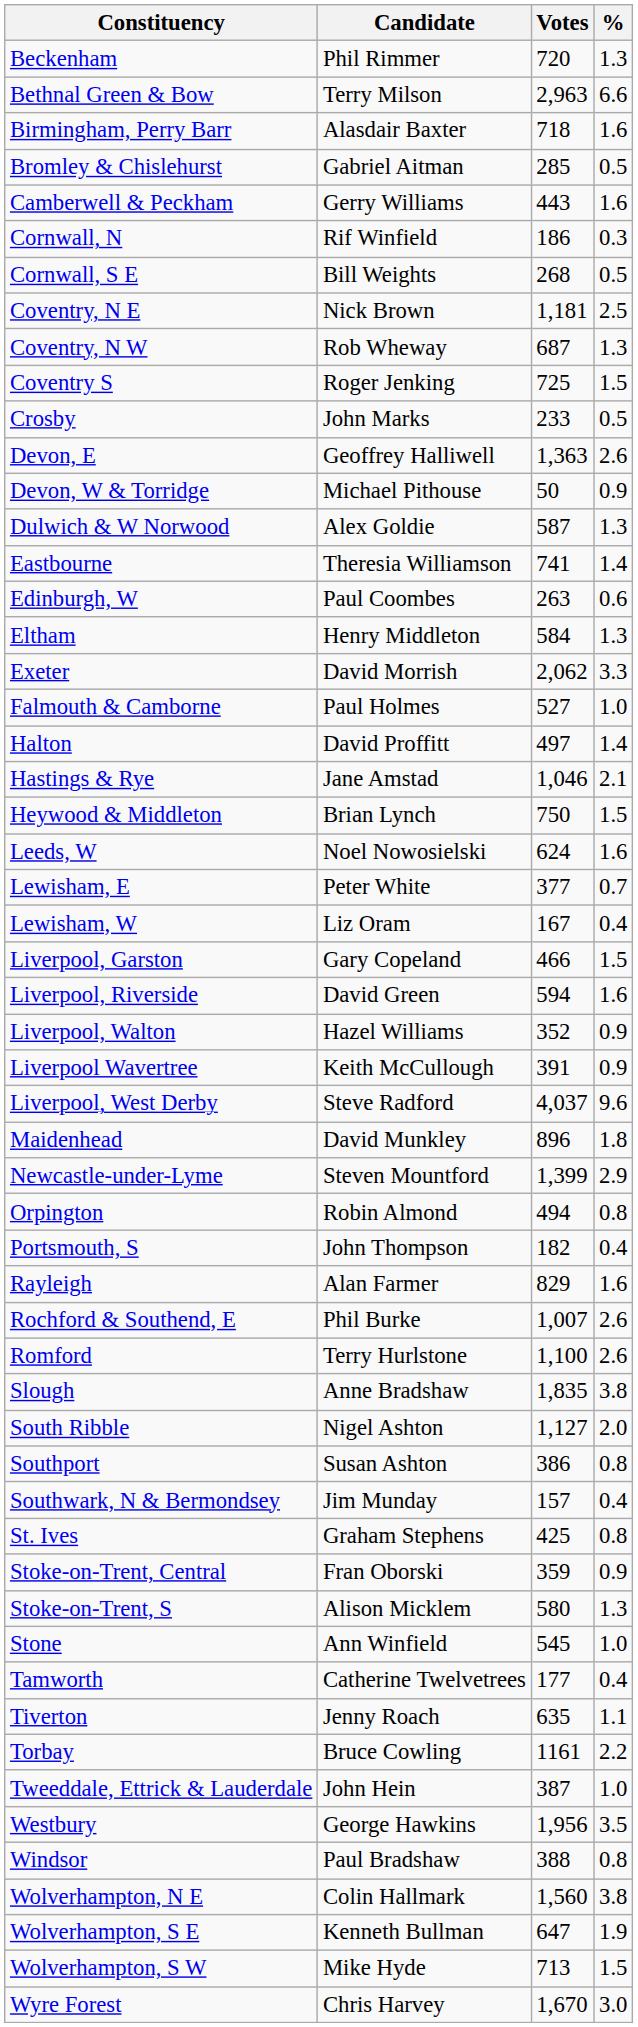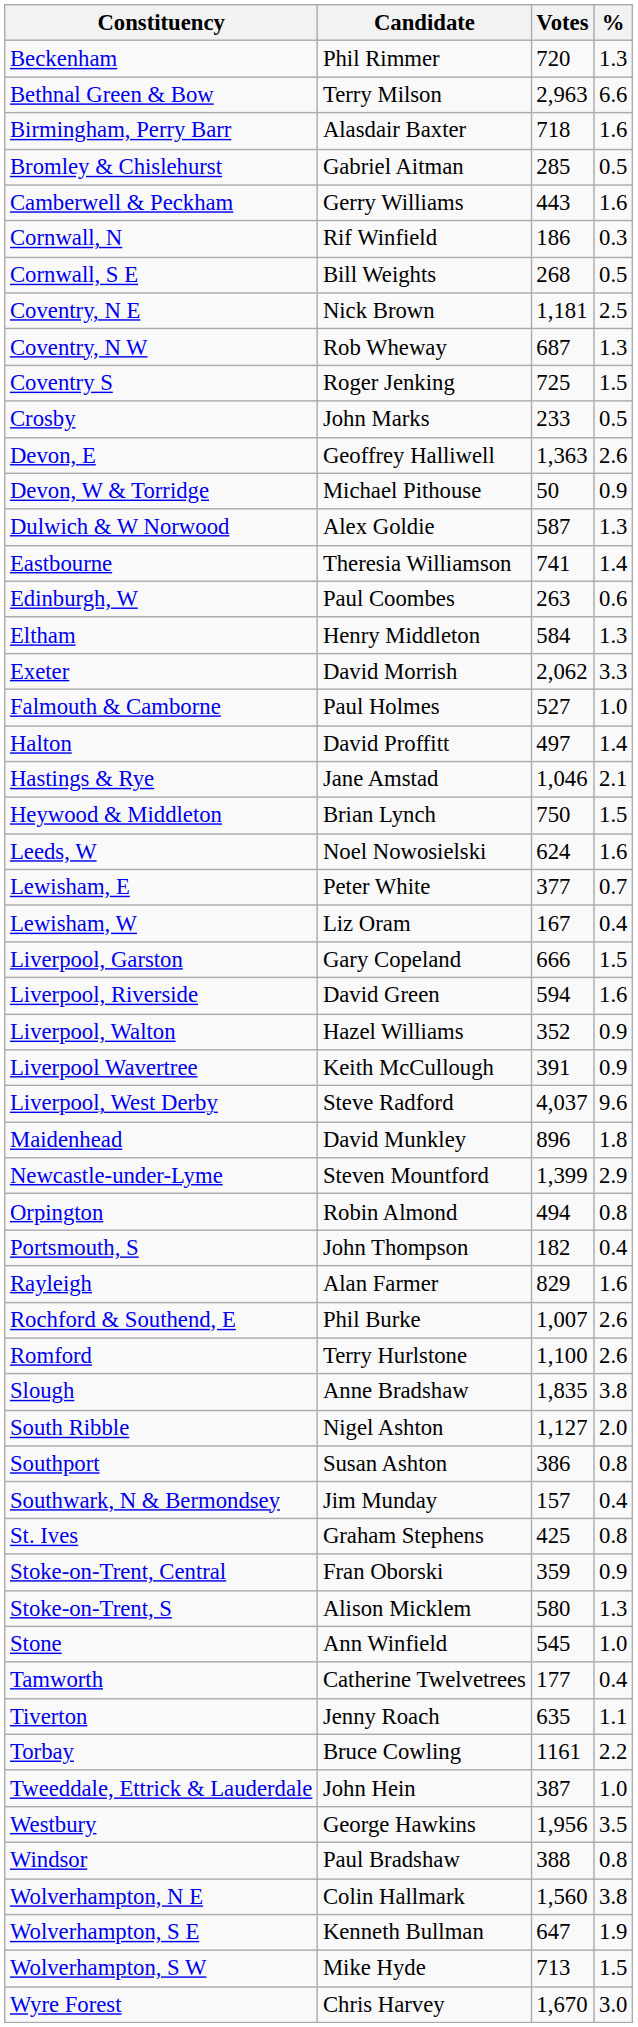(553, 959) 466 -> (553, 959) 666
